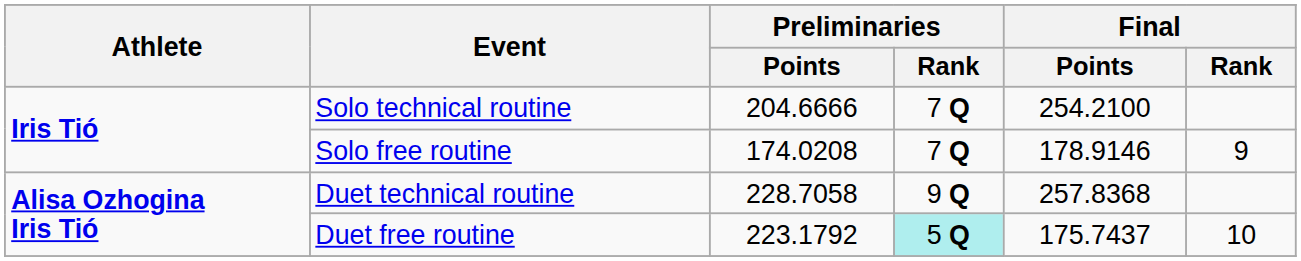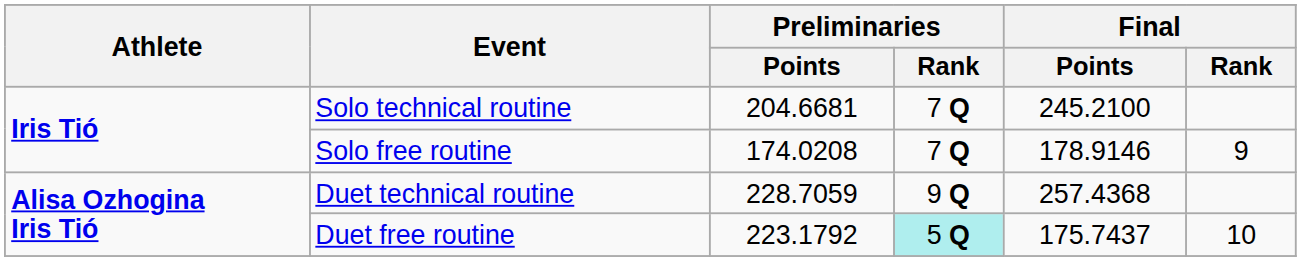(802, 109) 204.6666 -> (802, 109) 204.6681
(1095, 109) 254.2100 -> (1095, 109) 245.2100
(802, 193) 228.7058 -> (802, 193) 228.7059
(1095, 193) 257.8368 -> (1095, 193) 257.4368
